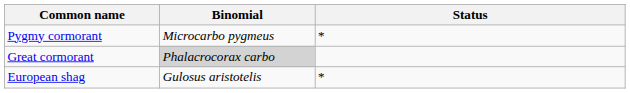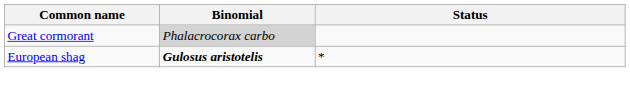- row: (55, 35)
(212, 77) normal -> (213, 56) bold
